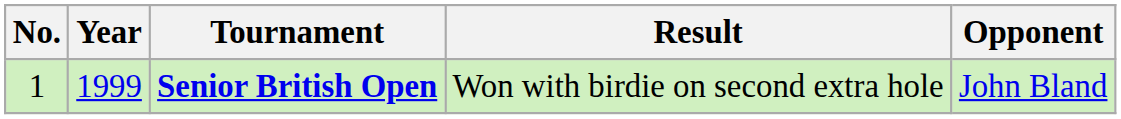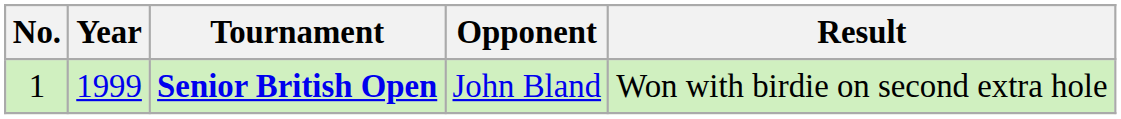columns swapped: (1033, 31) <-> (698, 31)
